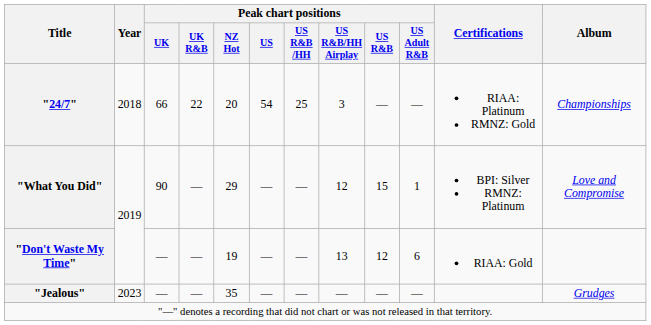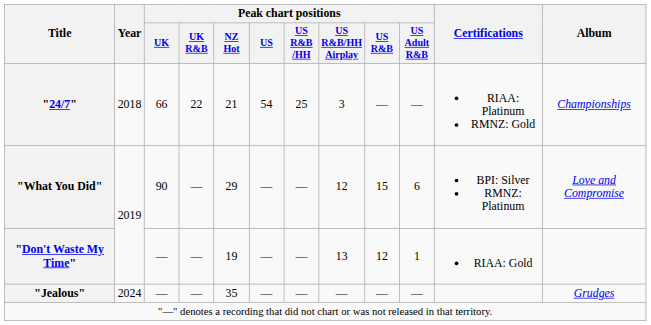(231, 104) 20 -> (231, 104) 21
(417, 187) 1 -> (417, 187) 6
(417, 256) 6 -> (417, 256) 1
(130, 293) 2023 -> (130, 293) 2024
